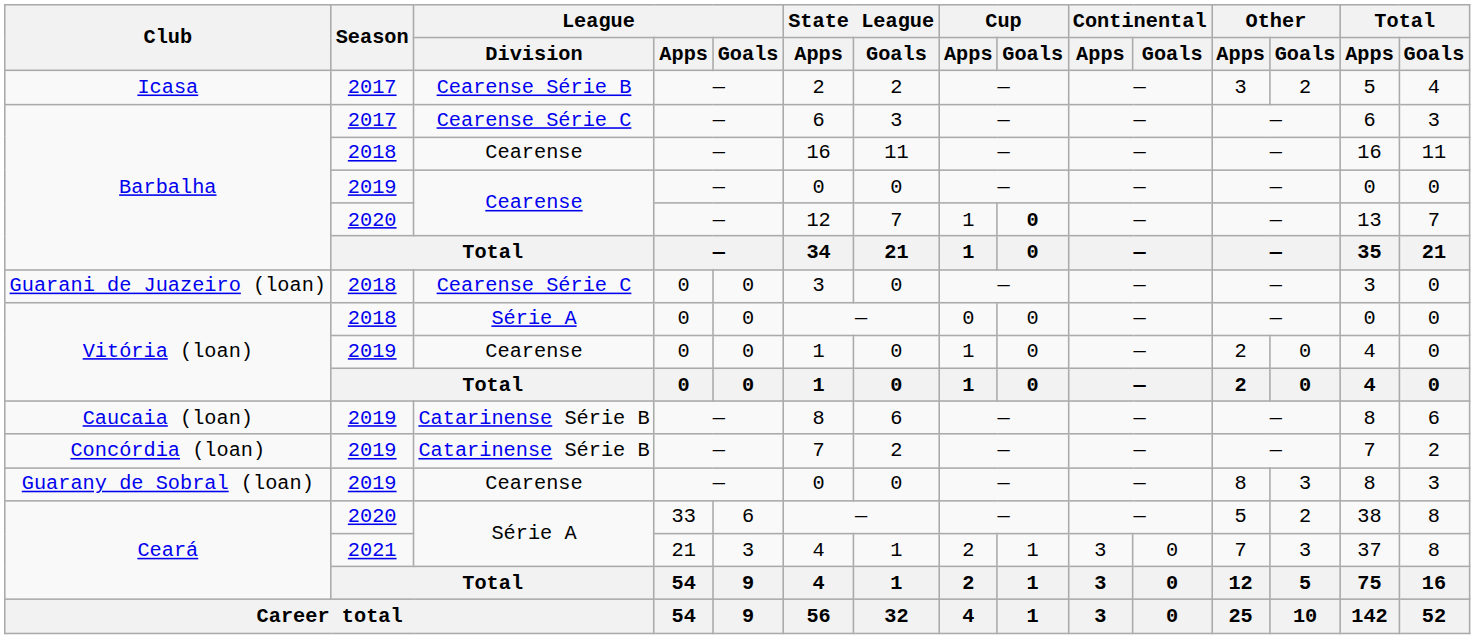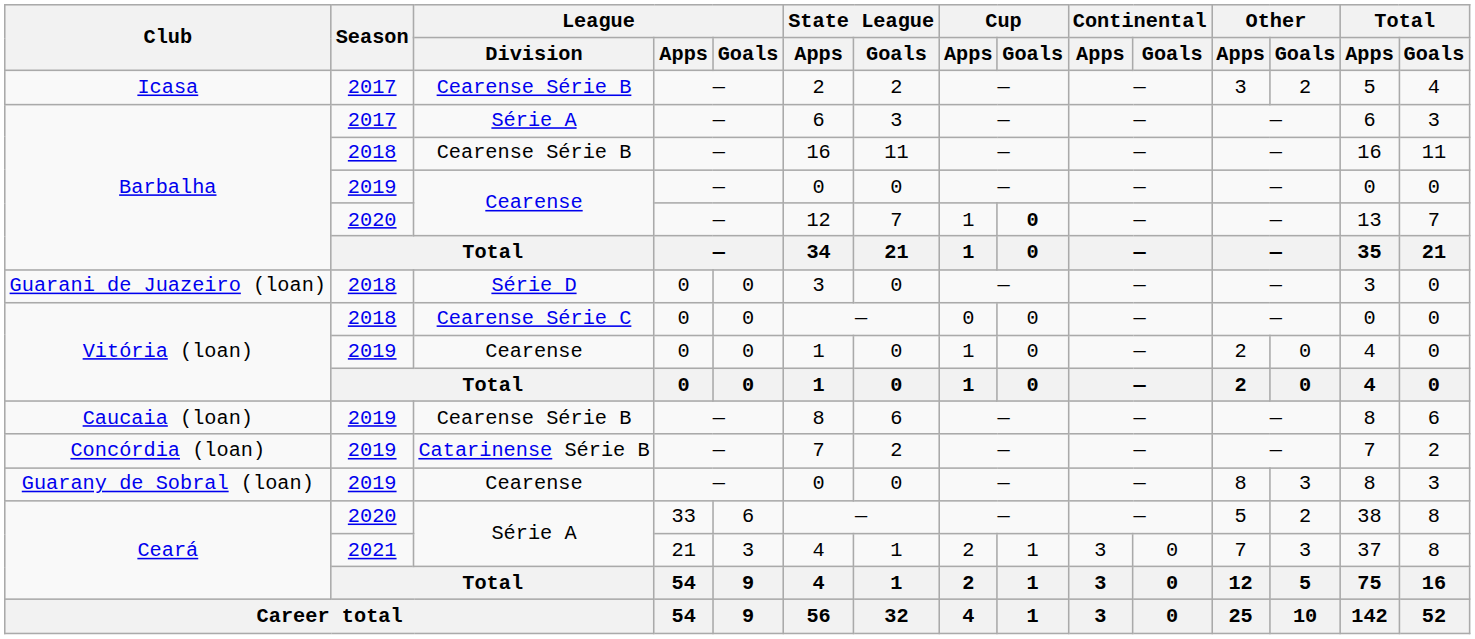(534, 120) Cearense Série C -> (534, 120) Série A
(534, 154) Cearense -> (534, 154) Cearense Série B
(534, 286) Cearense Série C -> (534, 286) Série D
(534, 319) Série A -> (534, 319) Cearense Série C
(534, 418) Catarinense Série B -> (534, 418) Cearense Série B
